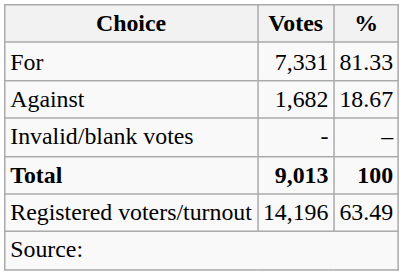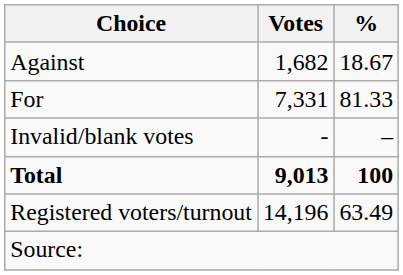rows swapped: (27, 61) <-> (47, 99)
